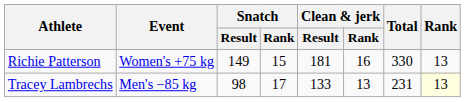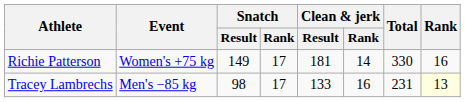(279, 61) 15 -> (279, 61) 17
(363, 61) 16 -> (363, 61) 14
(441, 61) 13 -> (441, 61) 16
(363, 85) 13 -> (363, 85) 16
